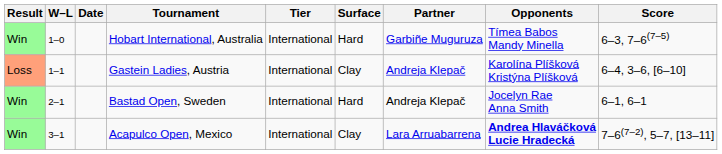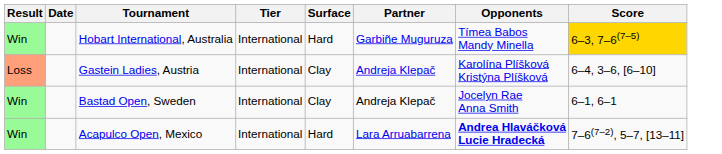- column: (60, 13)
(635, 38) no background -> (605, 38) gold background
(350, 102) Hard -> (319, 102) Clay
(350, 133) Clay -> (320, 133) Hard
